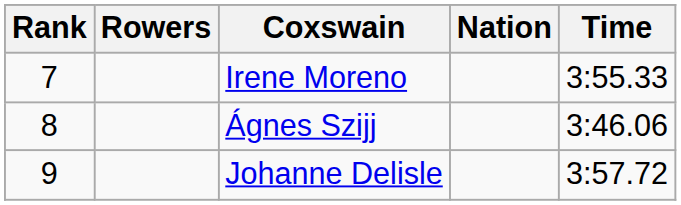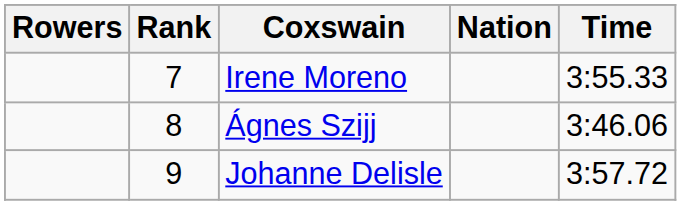columns swapped: (49, 28) <-> (156, 28)
